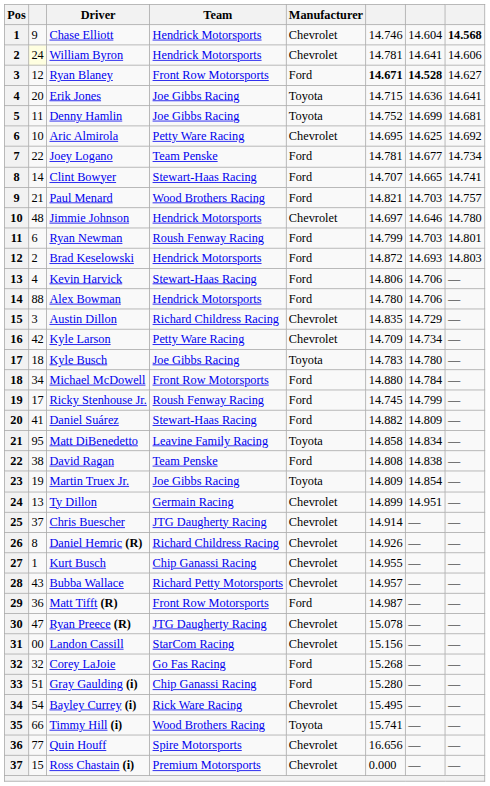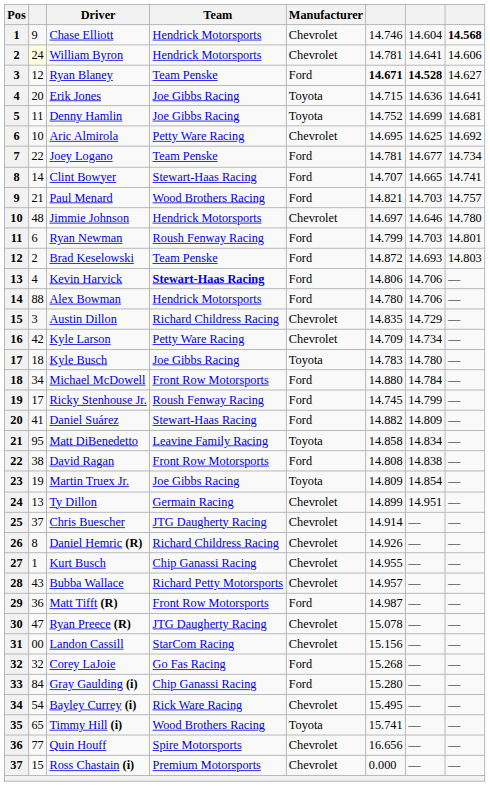(211, 75) Front Row Motorsports -> (185, 75) Team Penske
(207, 258) Hendrick Motorsports -> (185, 258) Team Penske
(205, 278) normal -> (208, 278) bold
(185, 461) Team Penske -> (211, 461) Front Row Motorsports
(38, 684) 51 -> (38, 684) 84
(38, 725) 66 -> (38, 725) 65
